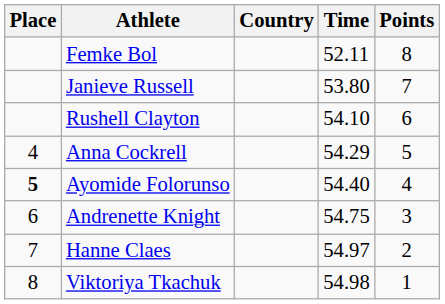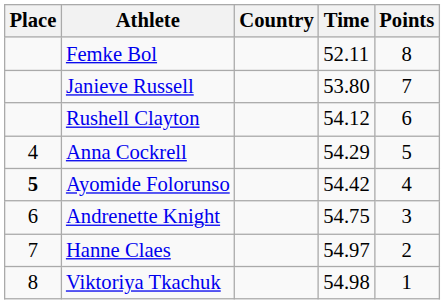(346, 119) 54.10 -> (346, 119) 54.12
(346, 184) 54.40 -> (346, 184) 54.42
